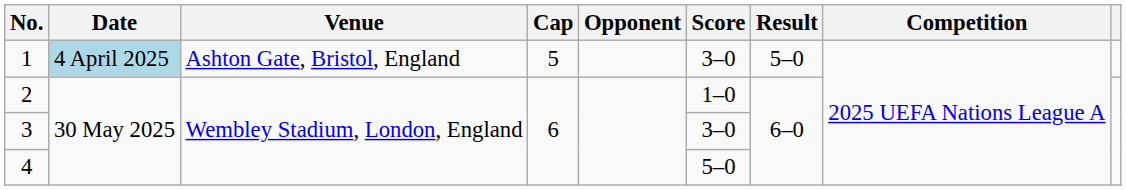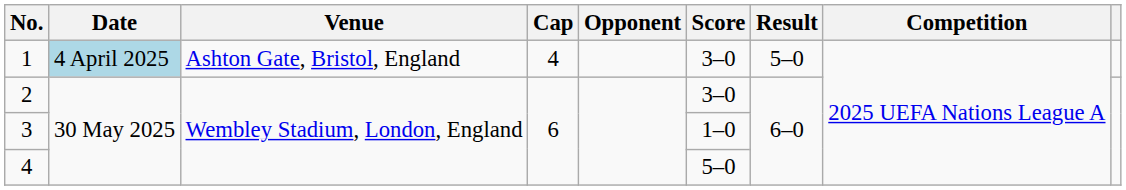(553, 58) 5 -> (553, 58) 4
(719, 94) 1–0 -> (719, 94) 3–0
(719, 130) 3–0 -> (719, 130) 1–0
